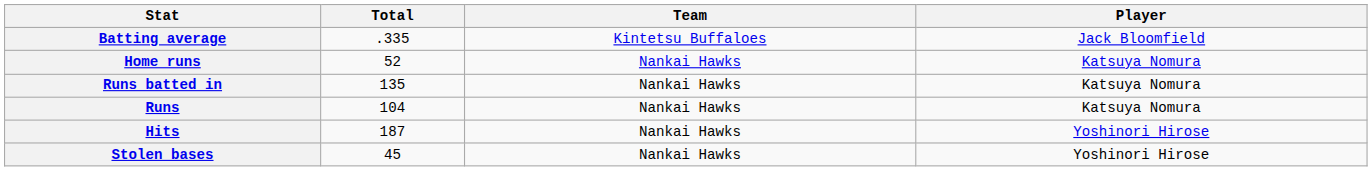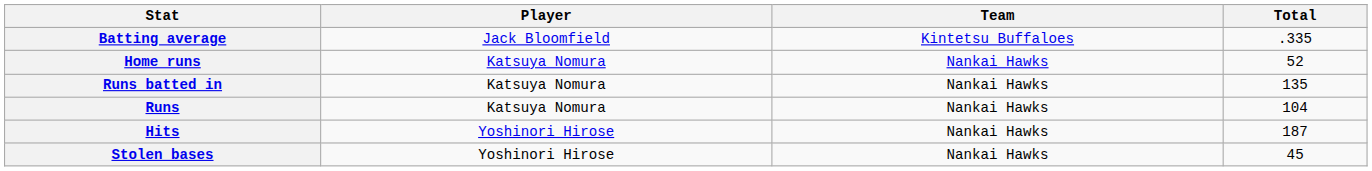columns swapped: (1141, 16) <-> (392, 16)
